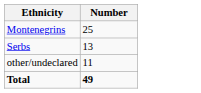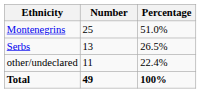+ column: (167, 12)
